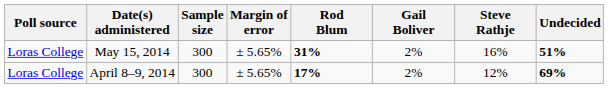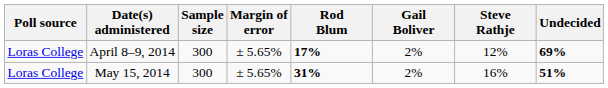rows swapped: (132, 51) <-> (132, 72)
